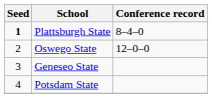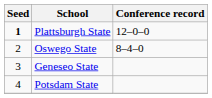(130, 31) 8–4–0 -> (132, 31) 12–0–0
(132, 48) 12–0–0 -> (130, 48) 8–4–0
